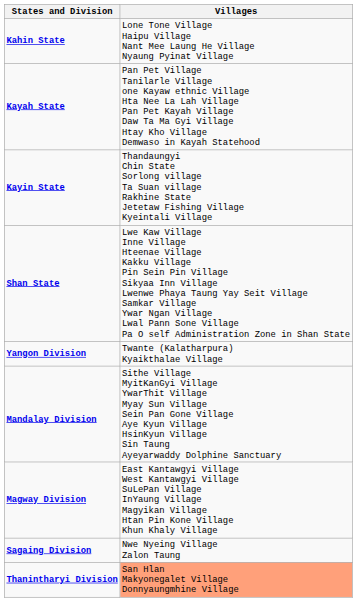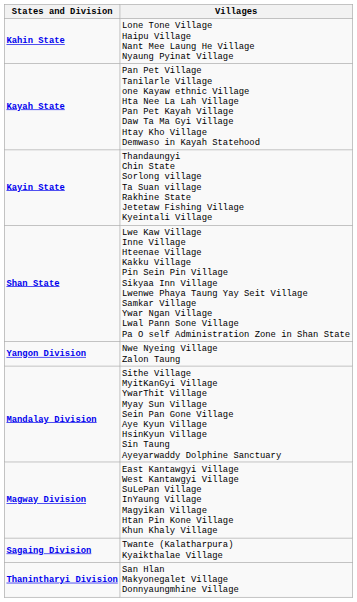(178, 354) Twante (Kalatharpura) Kyaikthalae Village -> (170, 354) Nwe Nyeing Village Zalon Taung
(170, 550) Nwe Nyeing Village Zalon Taung -> (178, 550) Twante (Kalatharpura) Kyaikthalae Village
(180, 580) lightsalmon background -> (180, 580) no background
